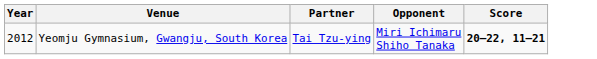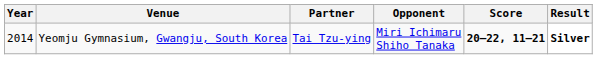+ column: (570, 13)
(20, 38) 2012 -> (20, 38) 2014
